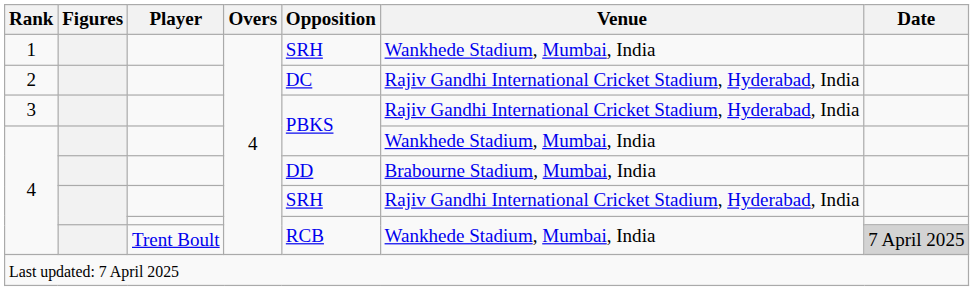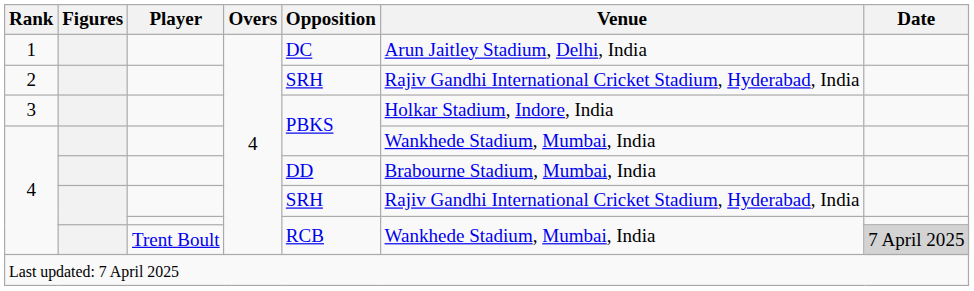(304, 49) SRH -> (299, 49) DC
(520, 49) Wankhede Stadium, Mumbai, India -> (516, 49) Arun Jaitley Stadium, Delhi, India
(299, 79) DC -> (304, 79) SRH
(622, 110) Rajiv Gandhi International Cricket Stadium, Hyderabad, India -> (499, 110) Holkar Stadium, Indore, India
